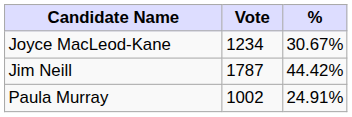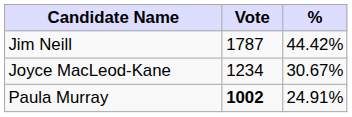rows swapped: (40, 71) <-> (90, 44)
(245, 97) normal -> (245, 97) bold
